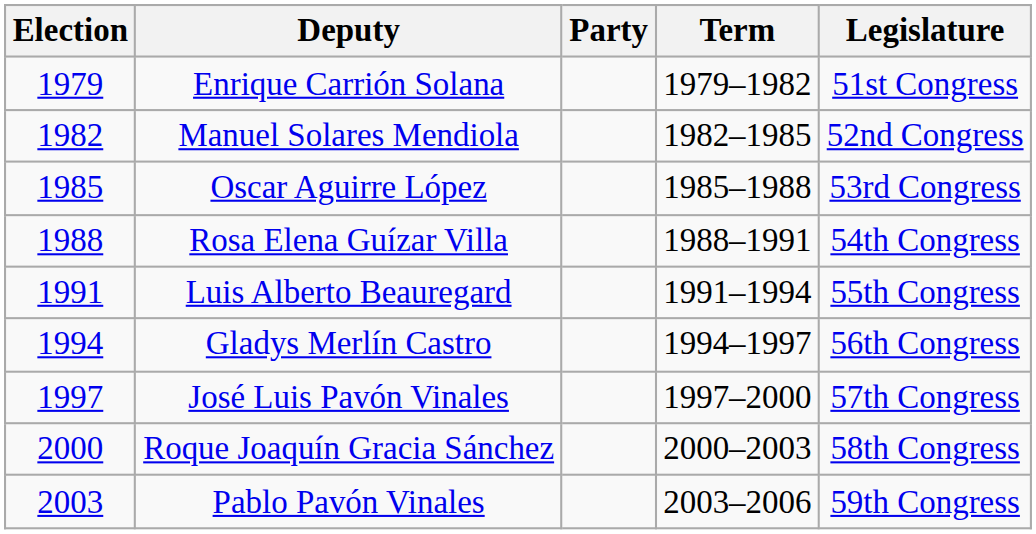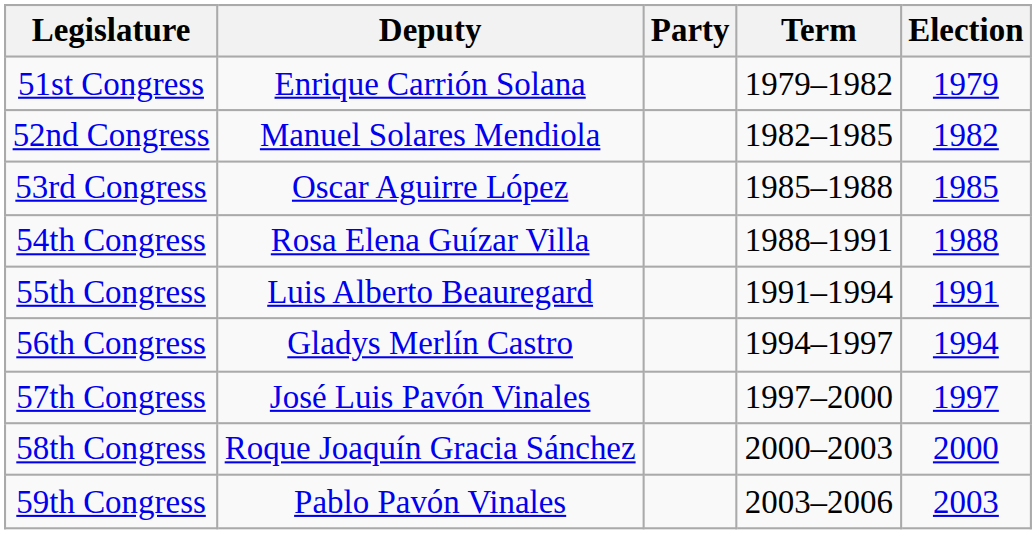columns swapped: (70, 30) <-> (925, 30)
